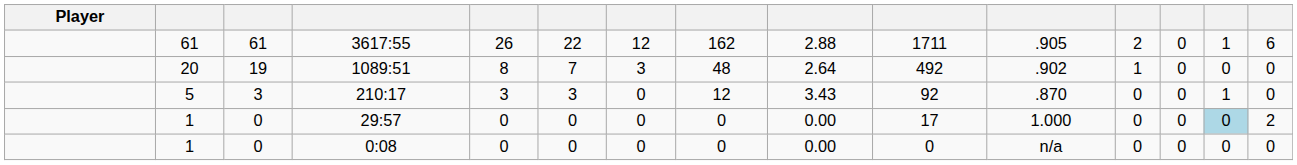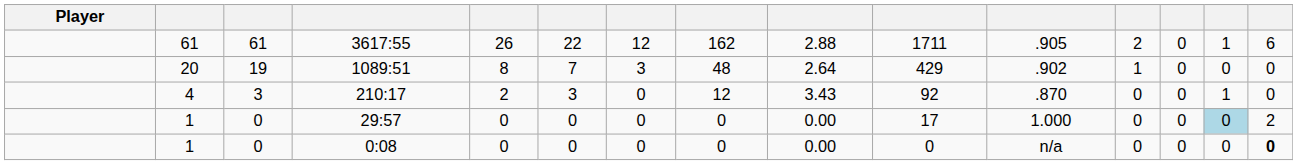(930, 69) 492 -> (930, 69) 429
(190, 95) 5 -> (190, 95) 4
(504, 95) 3 -> (504, 95) 2
(1271, 146) normal -> (1271, 146) bold
